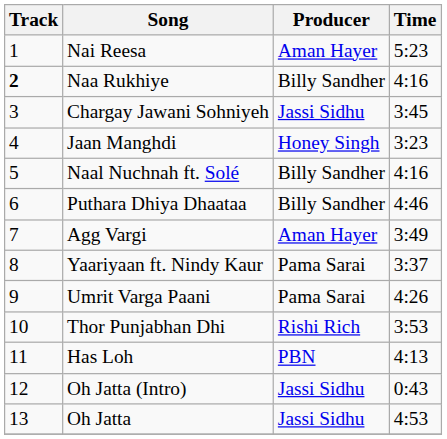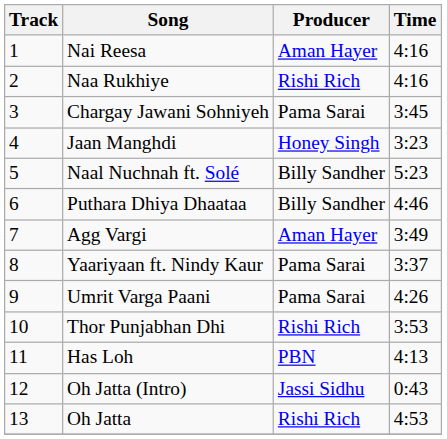(411, 50) 5:23 -> (411, 50) 4:16
(14, 81) bold -> (14, 81) normal
(331, 81) Billy Sandher -> (319, 81) Rishi Rich
(321, 111) Jassi Sidhu -> (322, 111) Pama Sarai
(411, 173) 4:16 -> (411, 173) 5:23
(321, 419) Jassi Sidhu -> (319, 419) Rishi Rich
